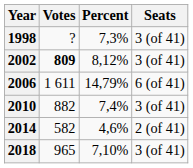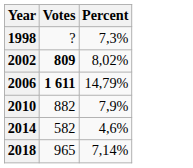- column: (160, 15)
(110, 60) 8,12% -> (110, 60) 8,02%
(60, 83) normal -> (60, 83) bold
(114, 106) 7,4% -> (114, 106) 7,9%
(110, 151) 7,10% -> (110, 151) 7,14%
